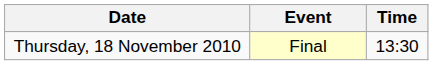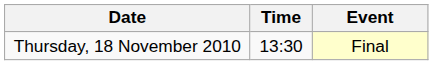columns swapped: (397, 18) <-> (308, 18)
